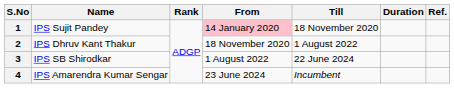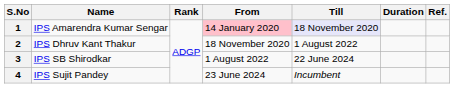(71, 28) IPS Sujit Pandey -> (101, 28) IPS Amarendra Kumar Sengar
(336, 28) no background -> (336, 28) lavender background
(101, 75) IPS Amarendra Kumar Sengar -> (71, 75) IPS Sujit Pandey
